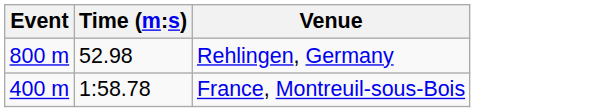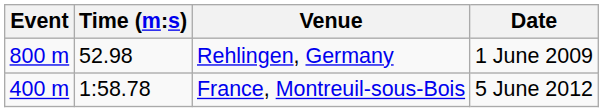+ column: (534, 21)
